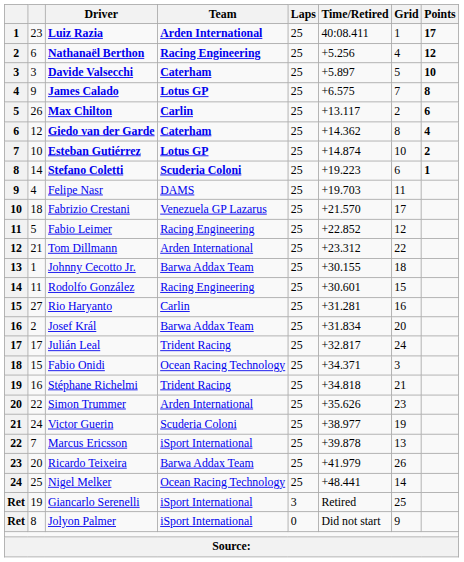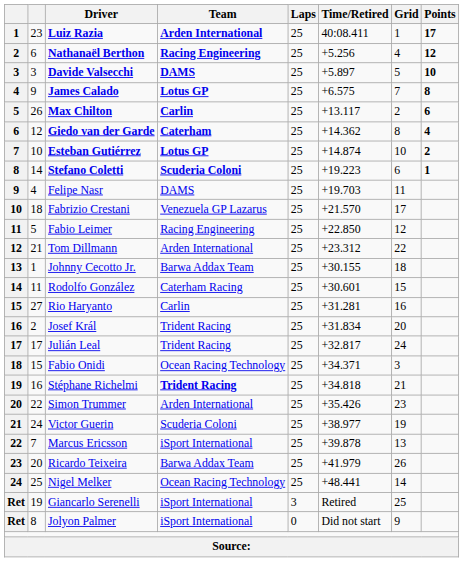(186, 72) Caterham -> (178, 72) DAMS
(341, 228) +22.852 -> (341, 228) +22.850
(207, 287) Racing Engineering -> (201, 287) Caterham Racing
(207, 326) Barwa Addax Team -> (196, 326) Trident Racing
(196, 384) normal -> (198, 384) bold
(341, 404) +35.626 -> (341, 404) +35.426
